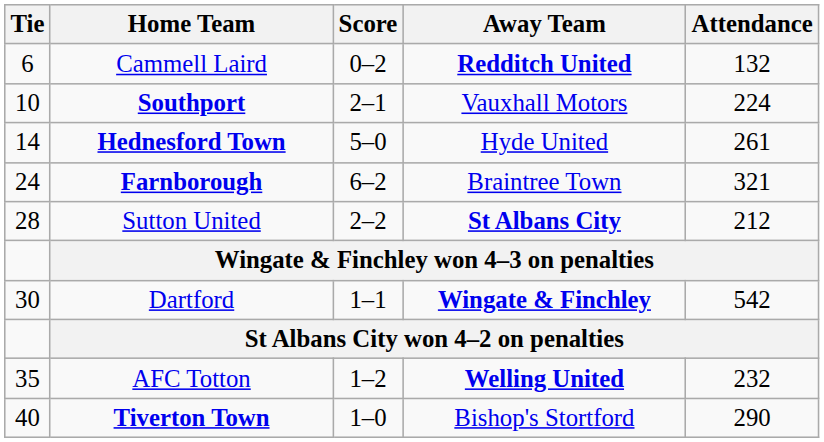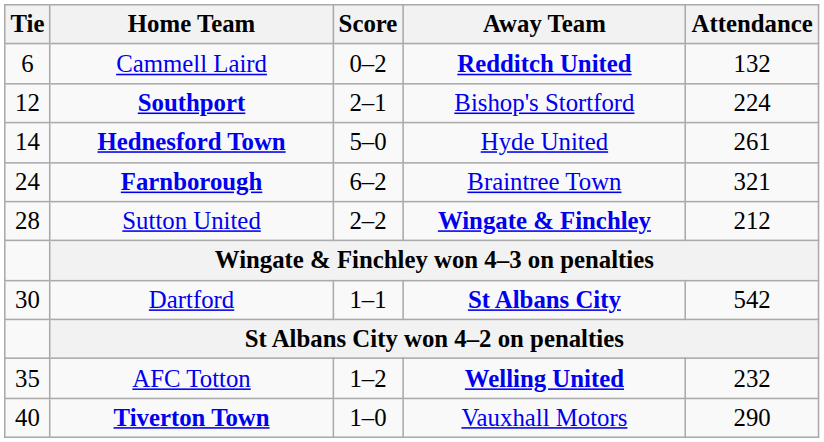(27, 102) 10 -> (27, 102) 12
(544, 102) Vauxhall Motors -> (544, 102) Bishop's Stortford
(544, 220) St Albans City -> (544, 220) Wingate & Finchley
(544, 299) Wingate & Finchley -> (544, 299) St Albans City
(544, 417) Bishop's Stortford -> (544, 417) Vauxhall Motors
